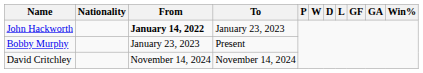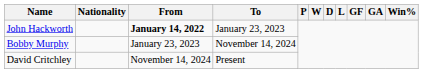(230, 44) Present -> (256, 44) November 14, 2024
(256, 60) November 14, 2024 -> (230, 60) Present
